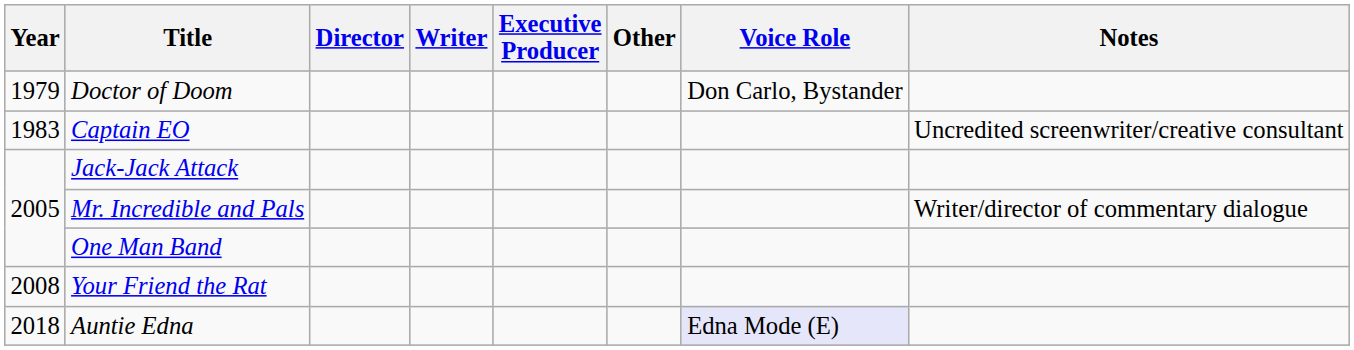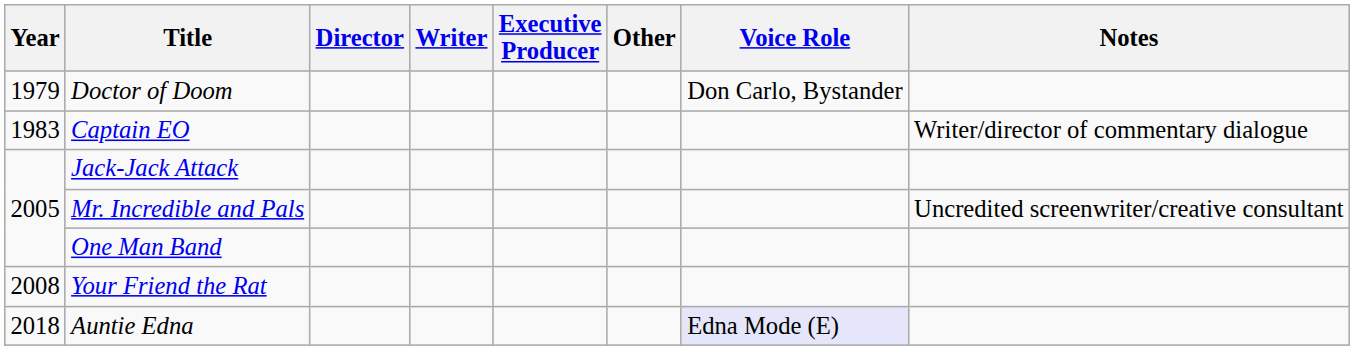(1129, 129) Uncredited screenwriter/creative consultant -> (1111, 129) Writer/director of commentary dialogue
(1111, 208) Writer/director of commentary dialogue -> (1129, 208) Uncredited screenwriter/creative consultant
